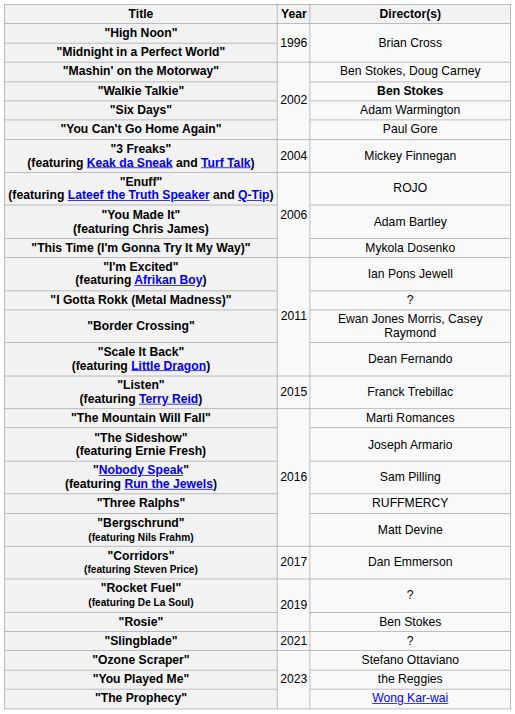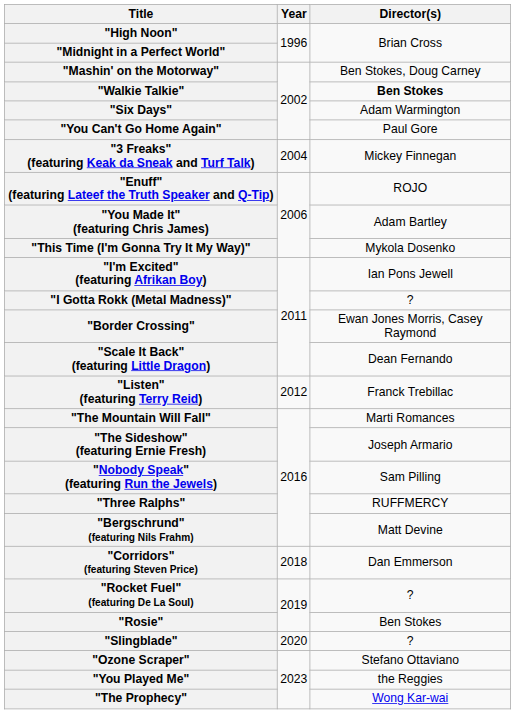(294, 392) 2015 -> (294, 392) 2012
(294, 562) 2017 -> (294, 562) 2018
(294, 641) 2021 -> (294, 641) 2020
